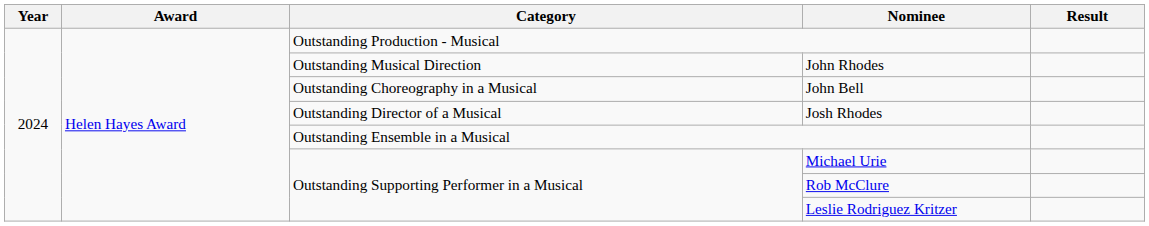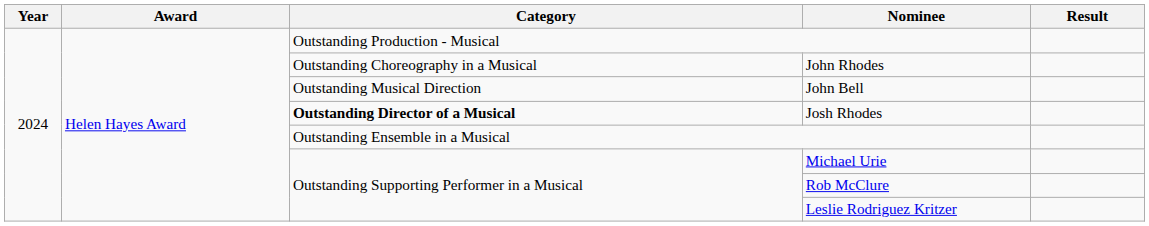(387, 64) Outstanding Musical Direction -> (415, 64) Outstanding Choreography in a Musical
(415, 88) Outstanding Choreography in a Musical -> (387, 88) Outstanding Musical Direction
(397, 112) normal -> (404, 112) bold
